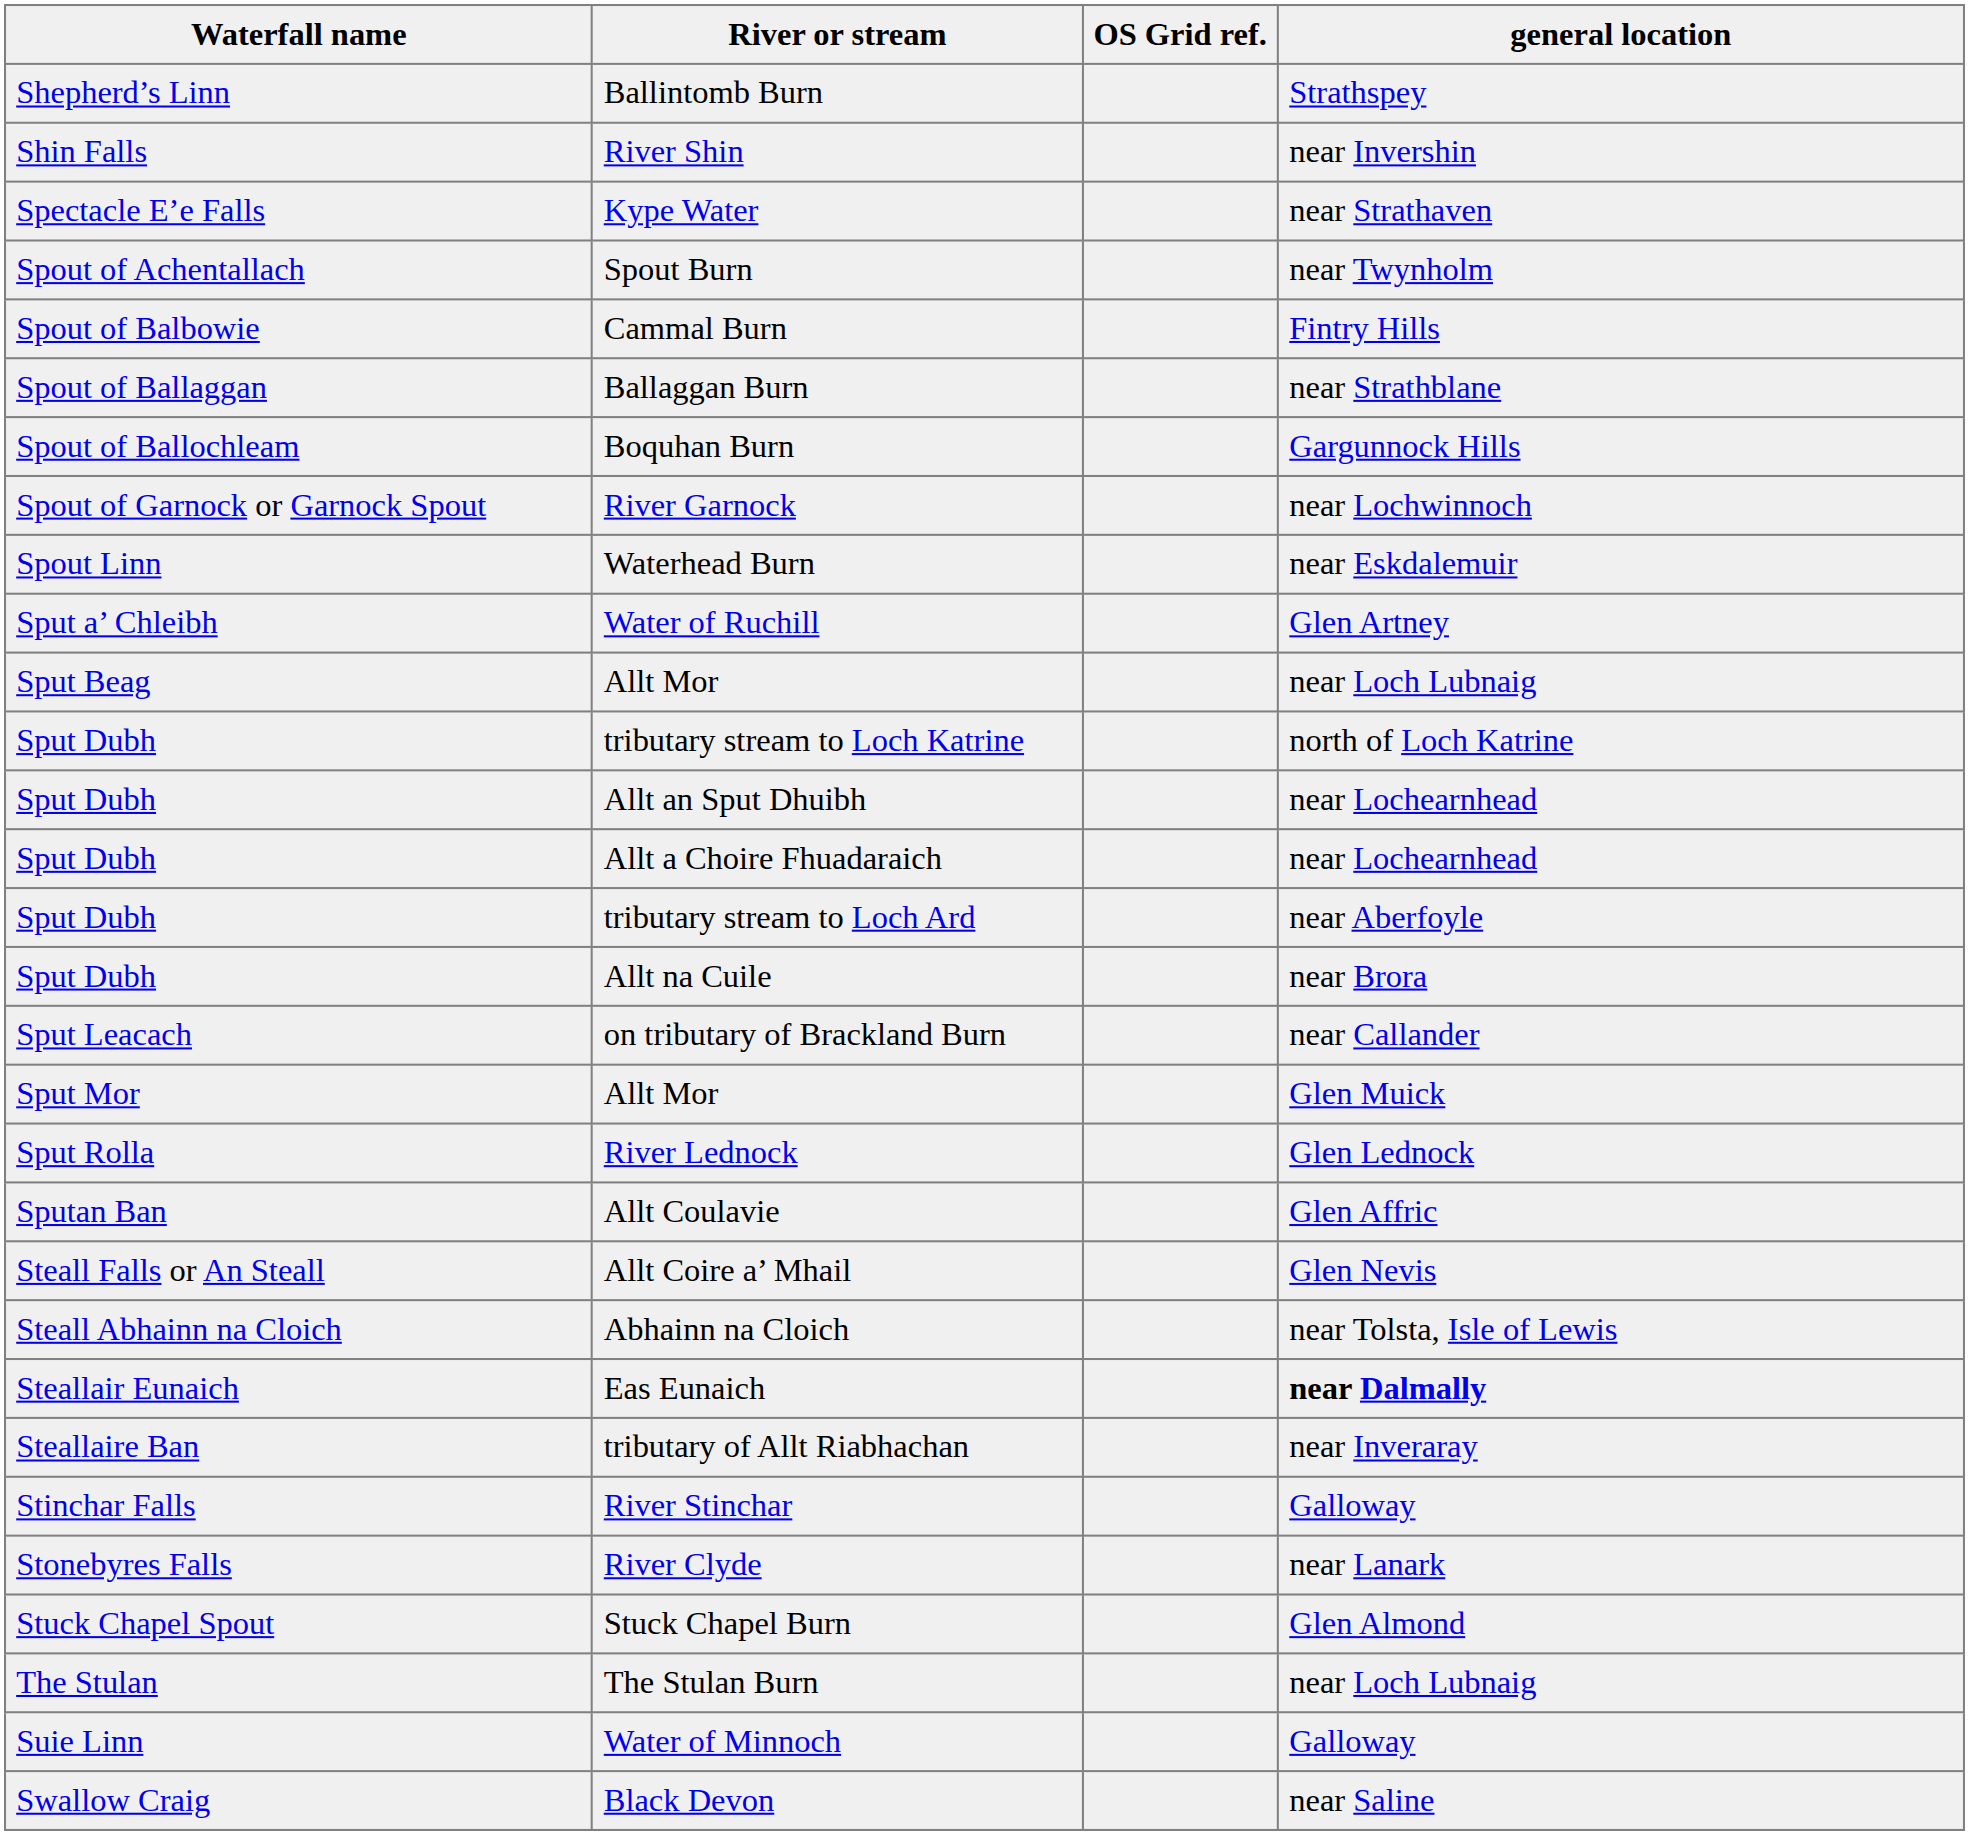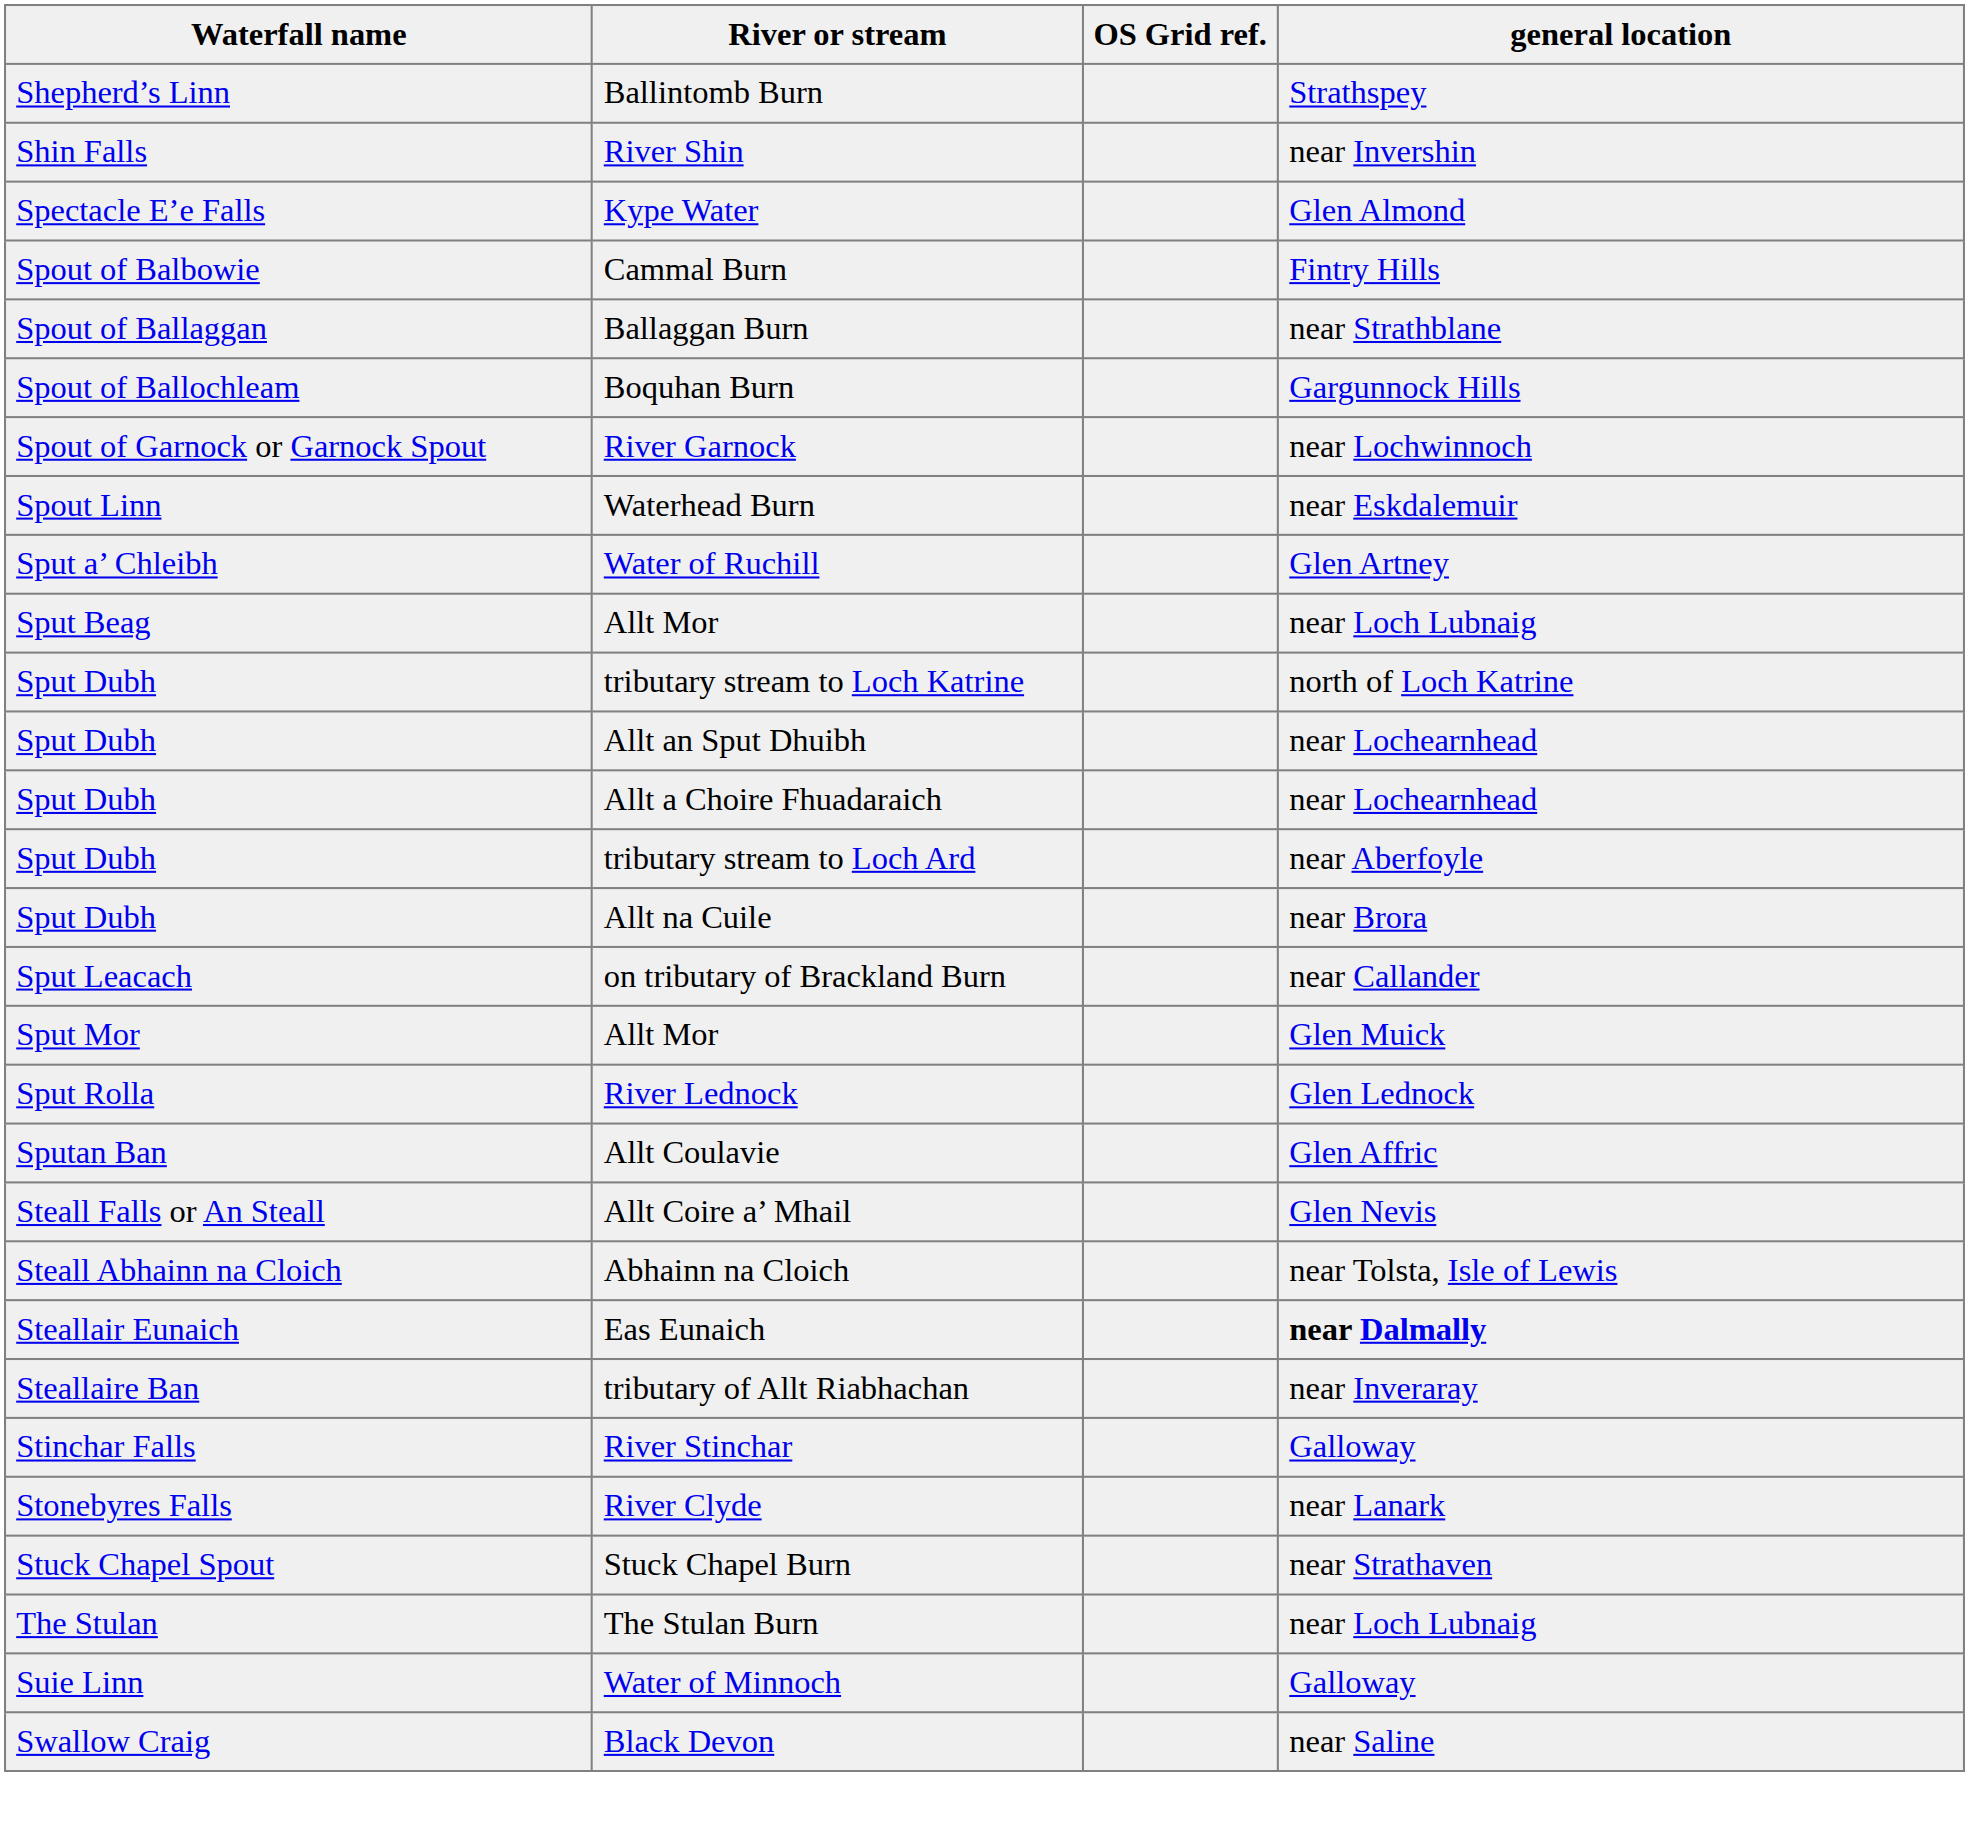(1391, 210) near Strathaven -> (1377, 210) Glen Almond
- row: (161, 269)
(1377, 1623) Glen Almond -> (1391, 1564) near Strathaven
